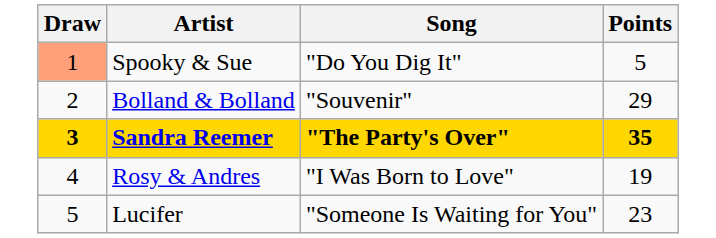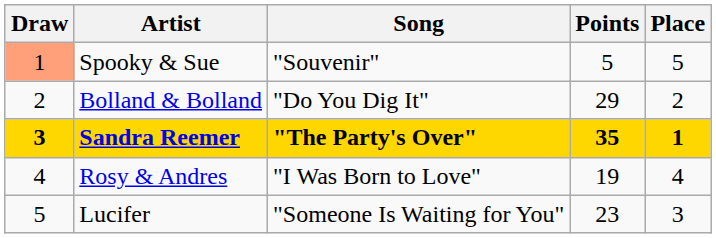+ column: (678, 23)
(384, 61) "Do You Dig It" -> (326, 61) "Souvenir"
(359, 99) "Souvenir" -> (351, 99) "Do You Dig It"
